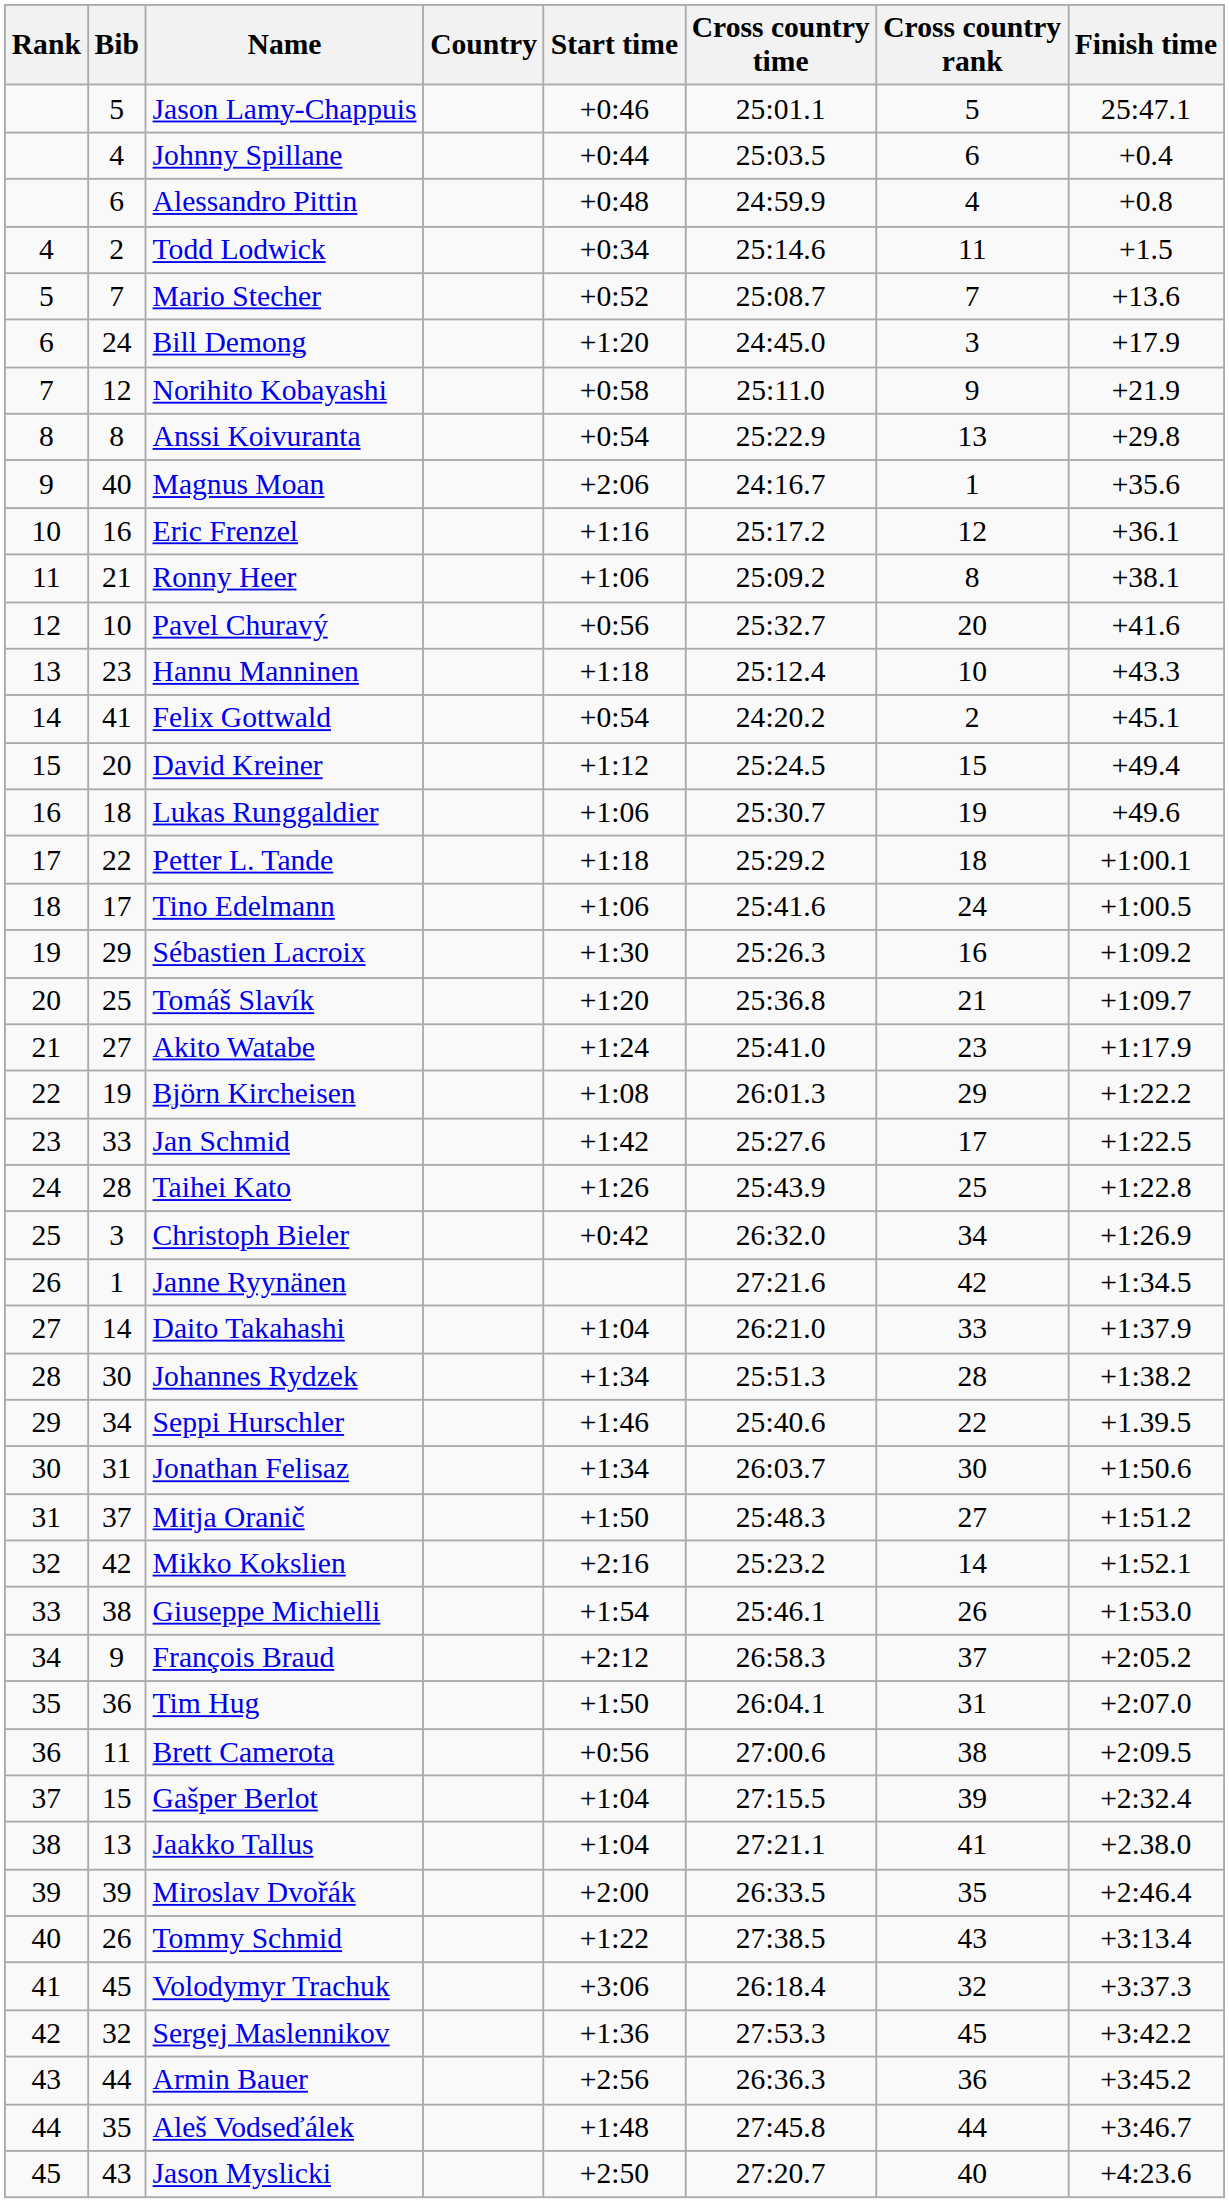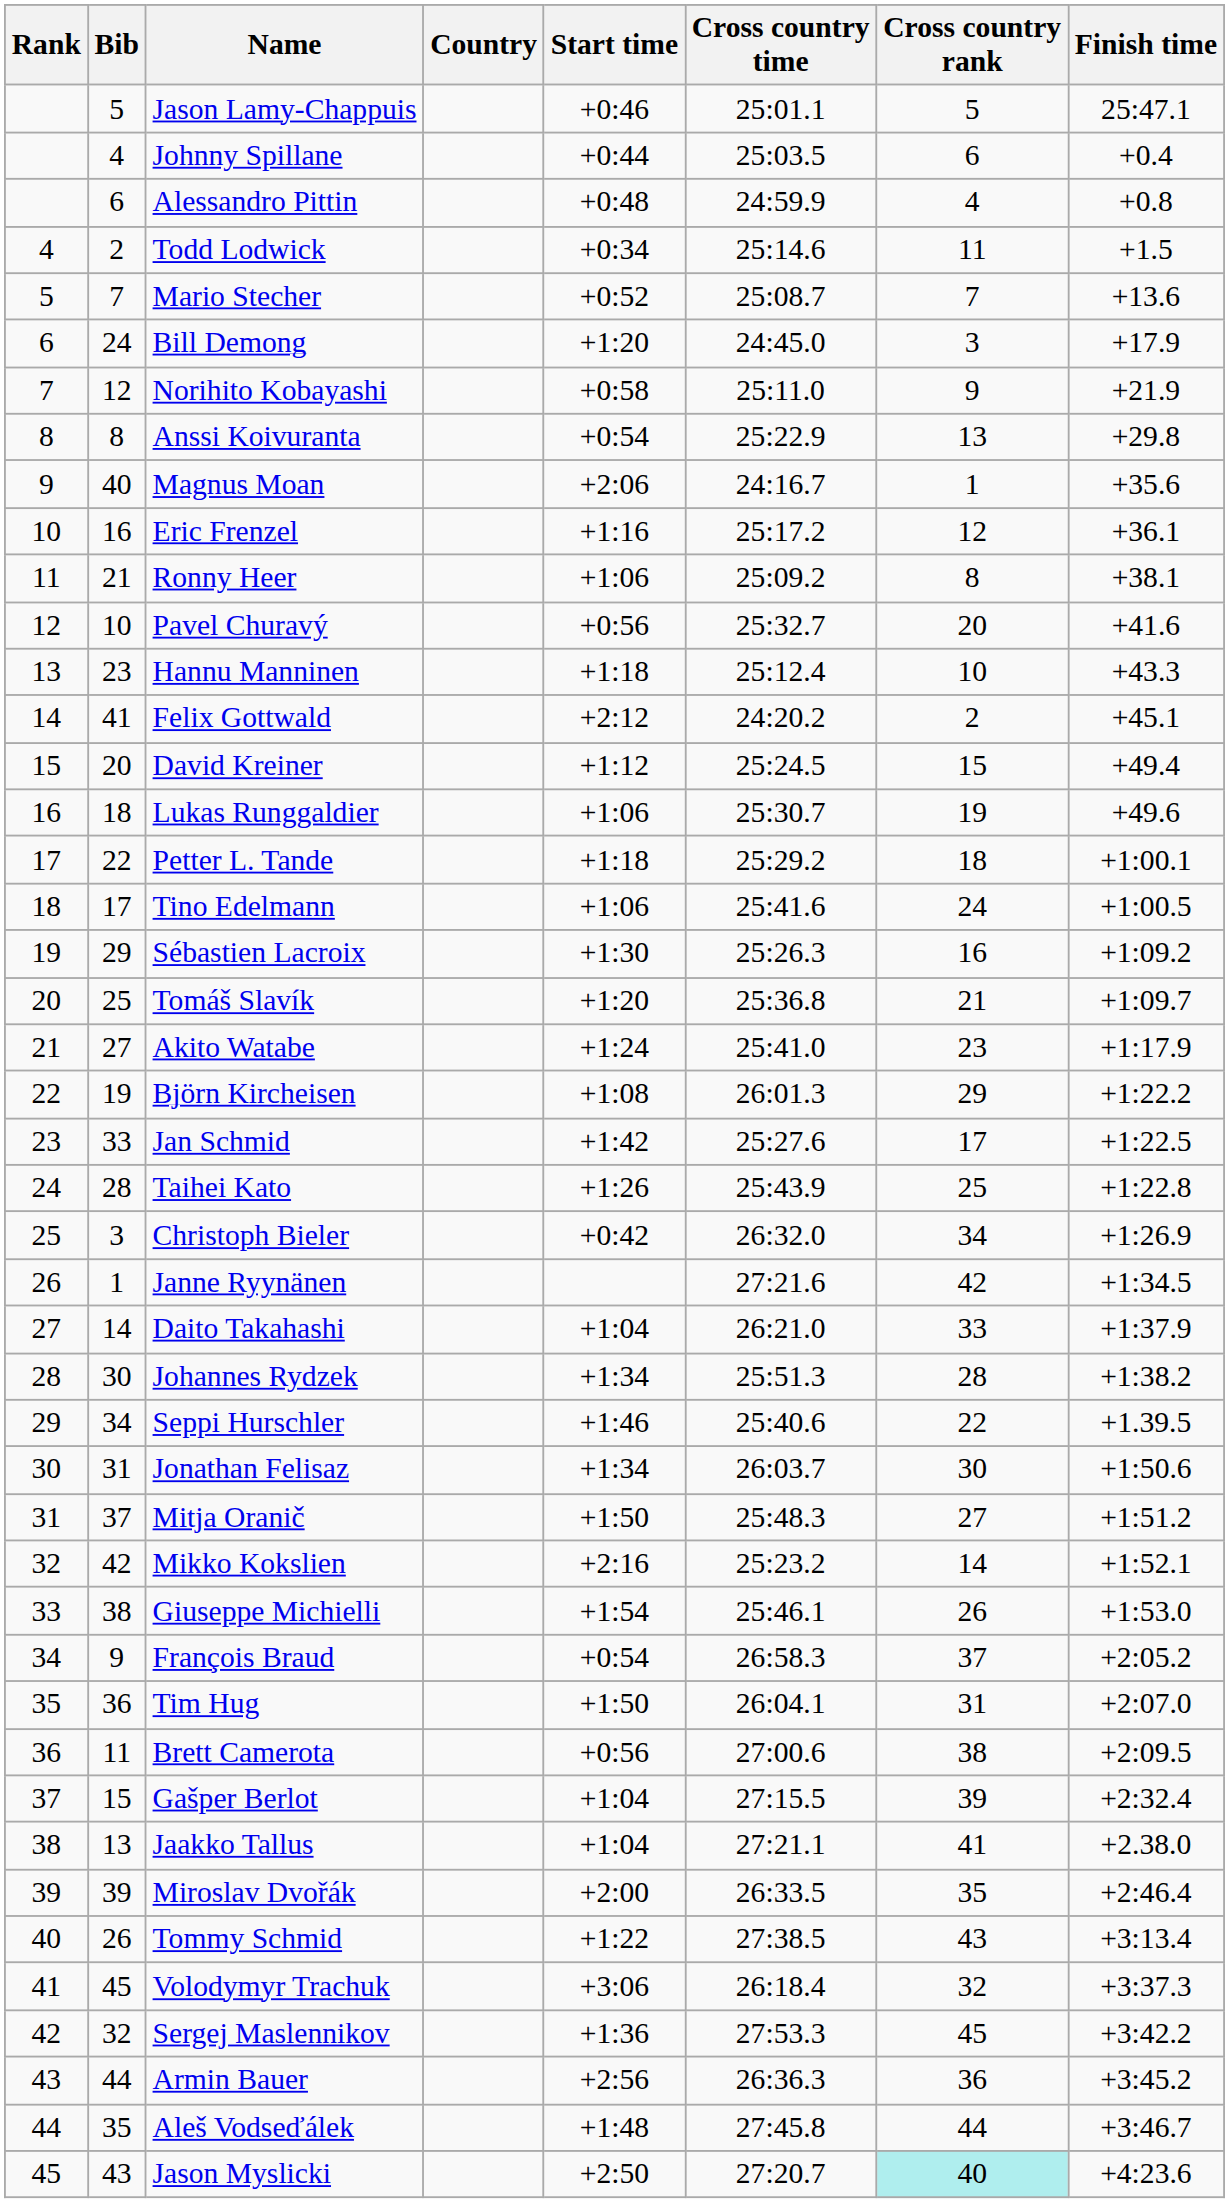(614, 718) +0:54 -> (614, 718) +2:12
(614, 1657) +2:12 -> (614, 1657) +0:54
(972, 2173) no background -> (972, 2173) paleturquoise background
